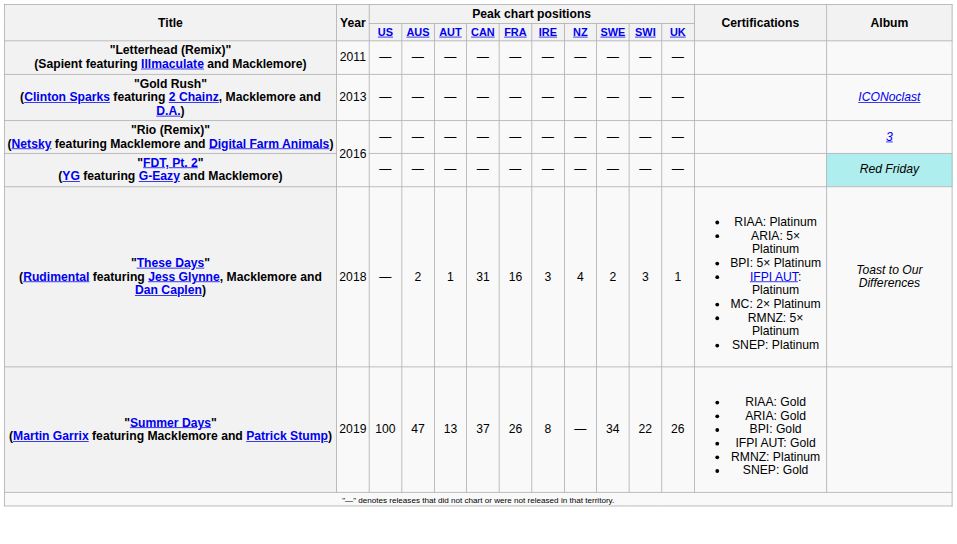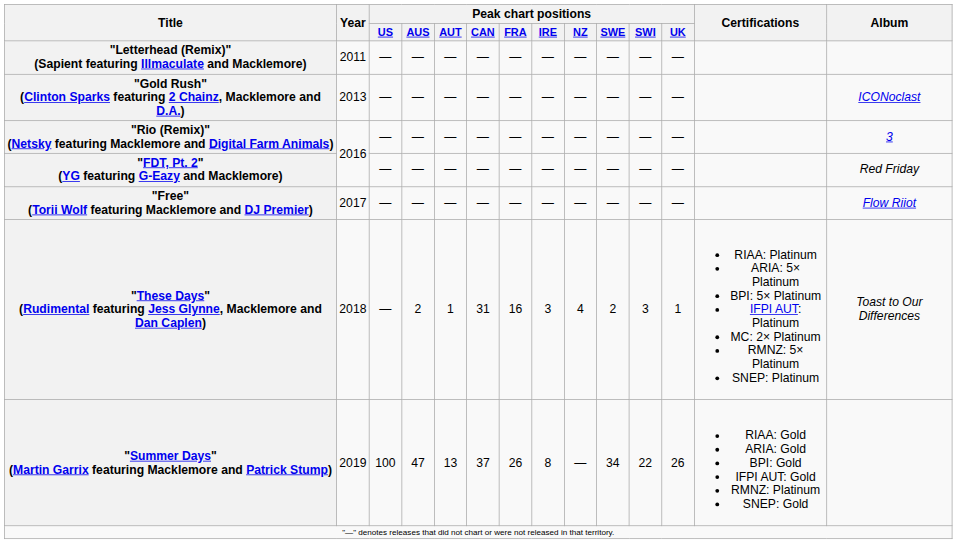(889, 170) paleturquoise background -> (889, 170) no background
+ row: (170, 203)
